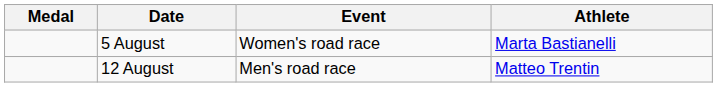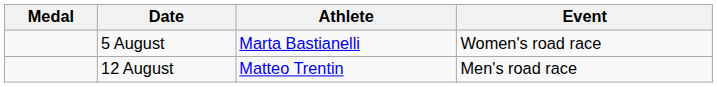columns swapped: (363, 17) <-> (602, 17)
